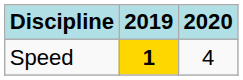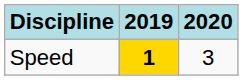(208, 57) 4 -> (208, 57) 3
